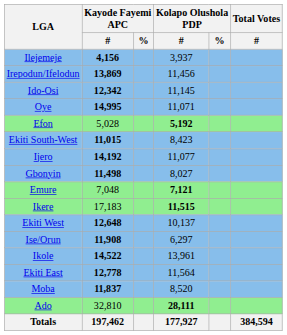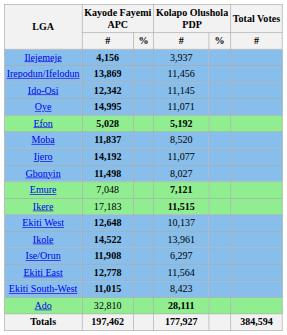(108, 124) normal -> (108, 124) bold
rows swapped: (43, 289) <-> (43, 140)
rows swapped: (43, 256) <-> (43, 239)
